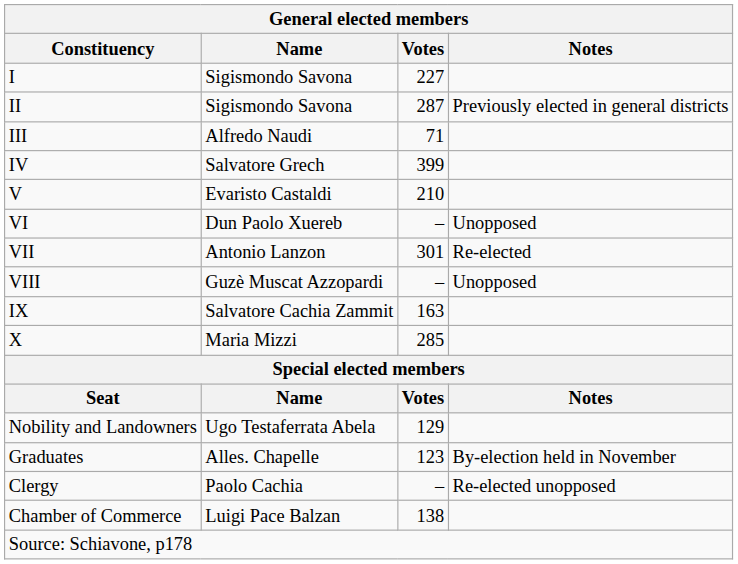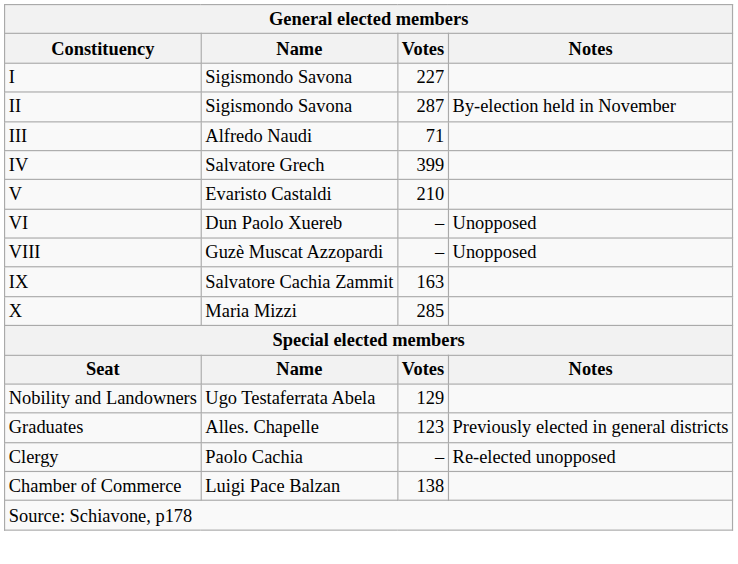(591, 106) Previously elected in general districts -> (564, 106) By-election held in November
- row: (22, 252)
(564, 456) By-election held in November -> (591, 427) Previously elected in general districts
